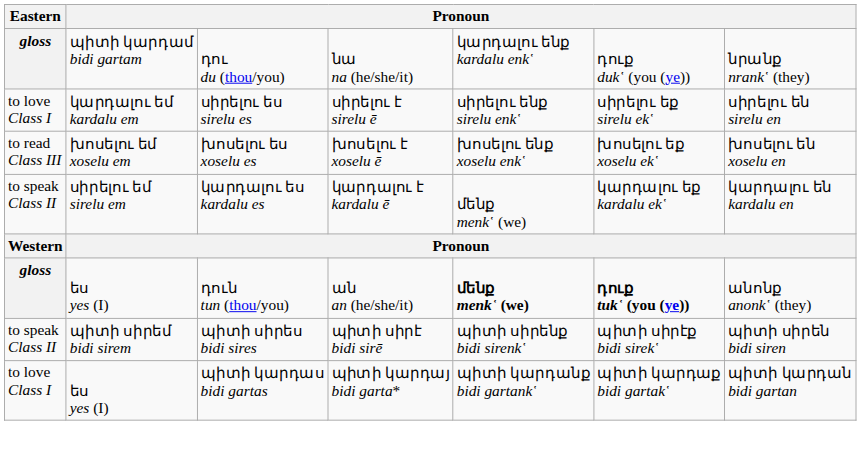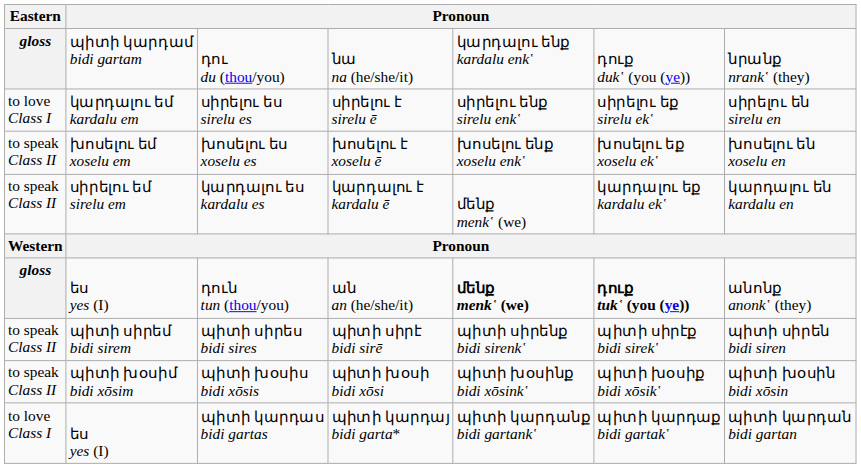(35, 152) to read Class III -> (33, 152) to speak Class II
+ row: (254, 382)
